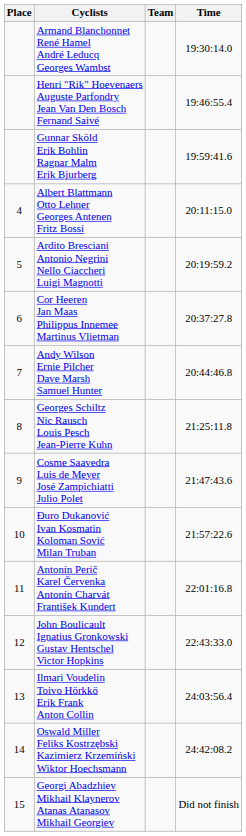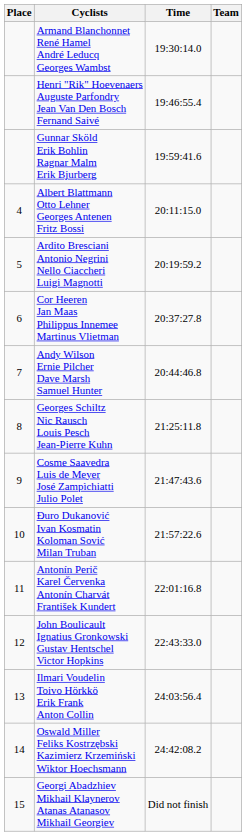columns swapped: (161, 13) <-> (209, 13)
